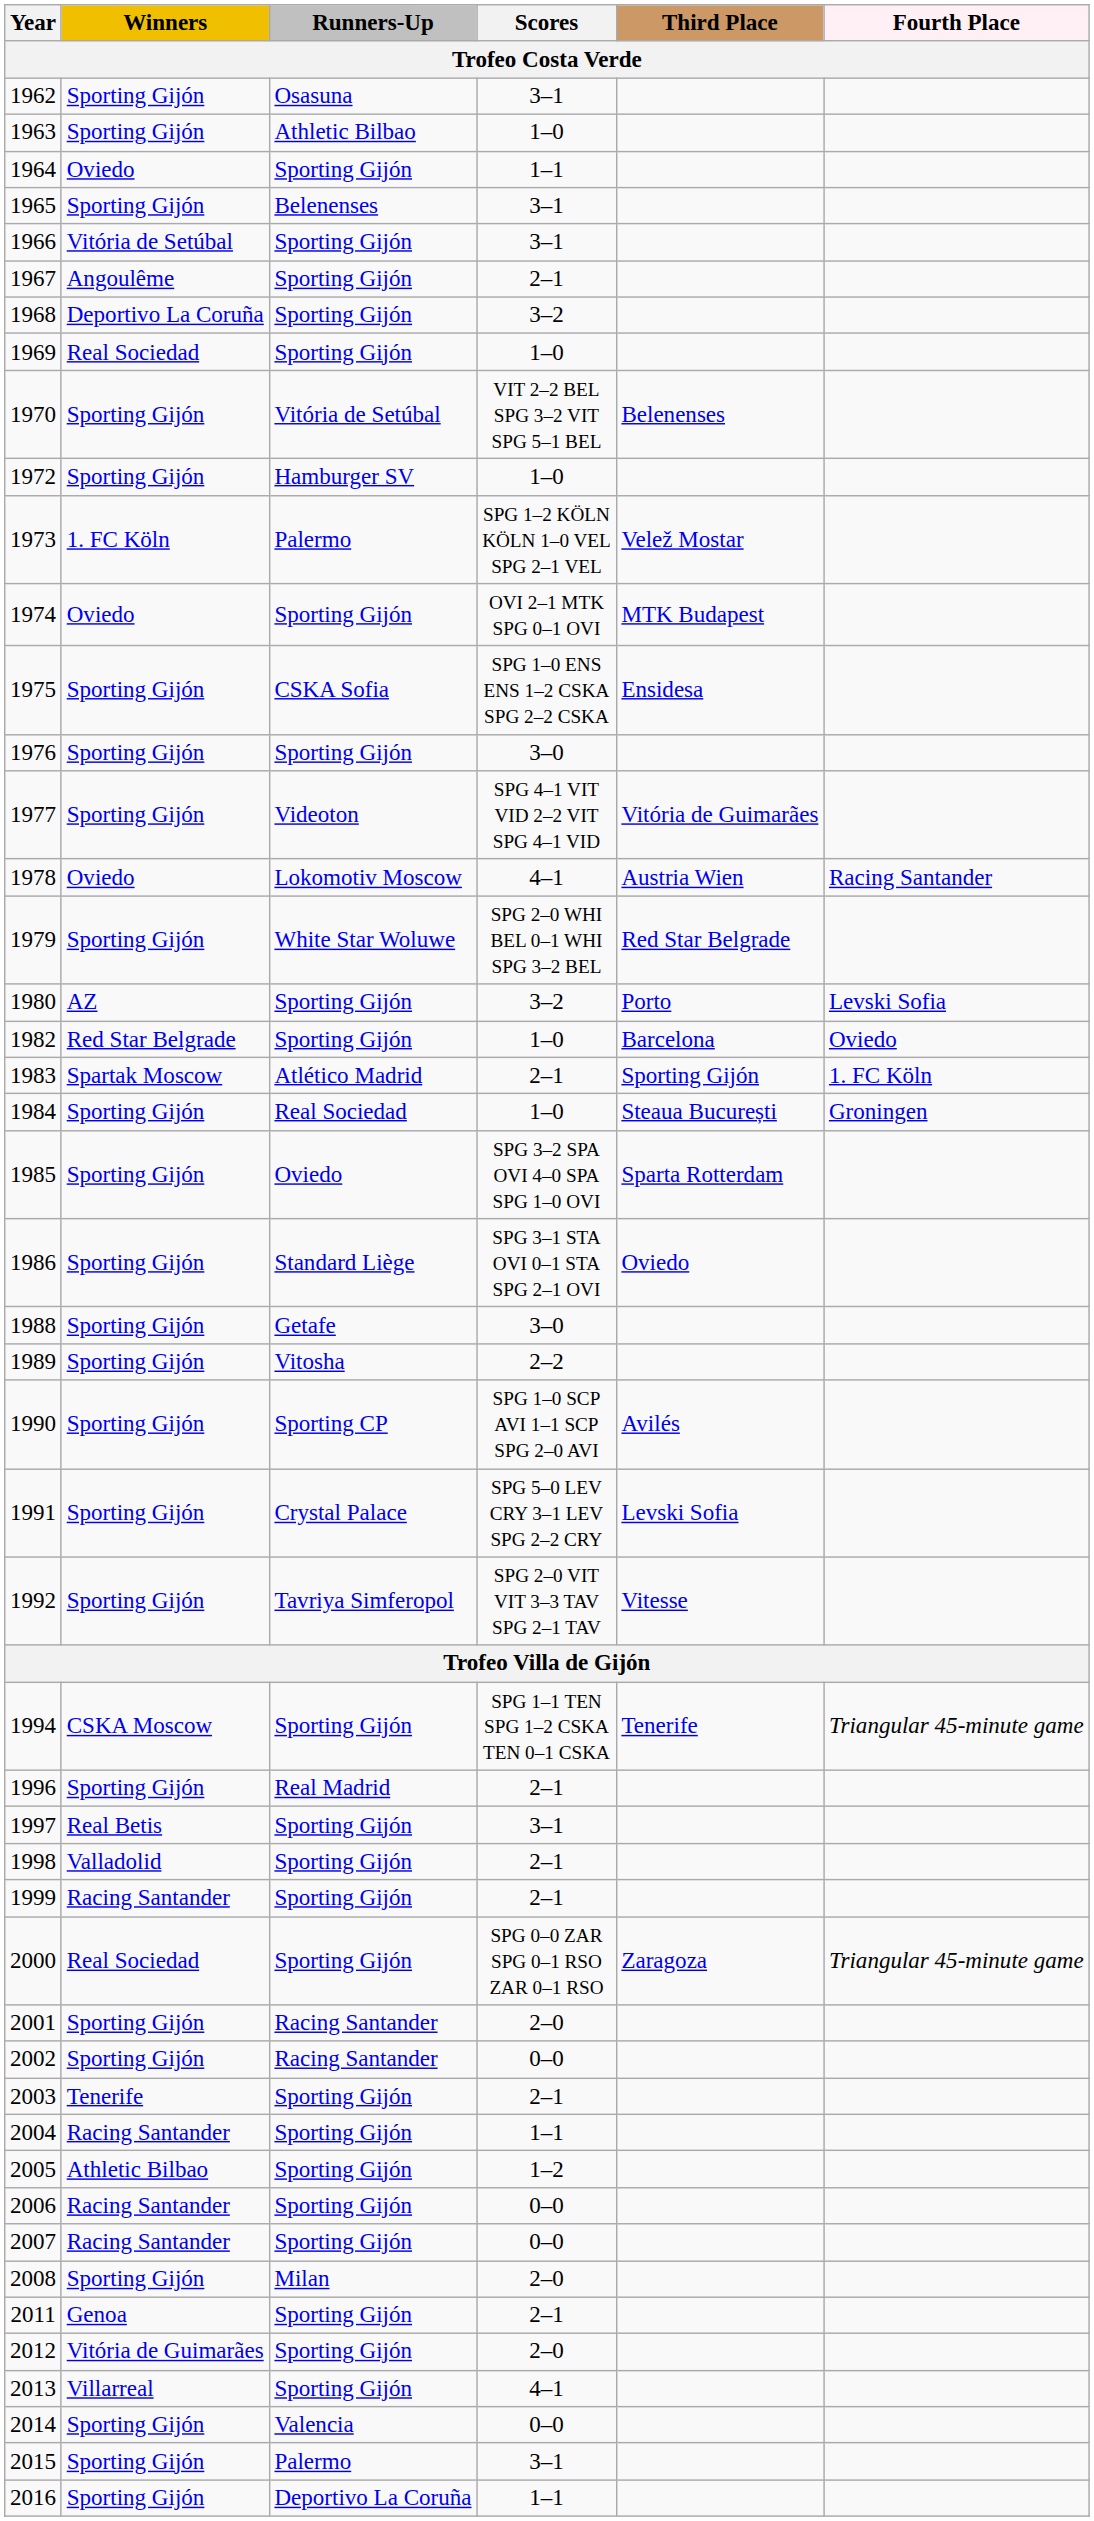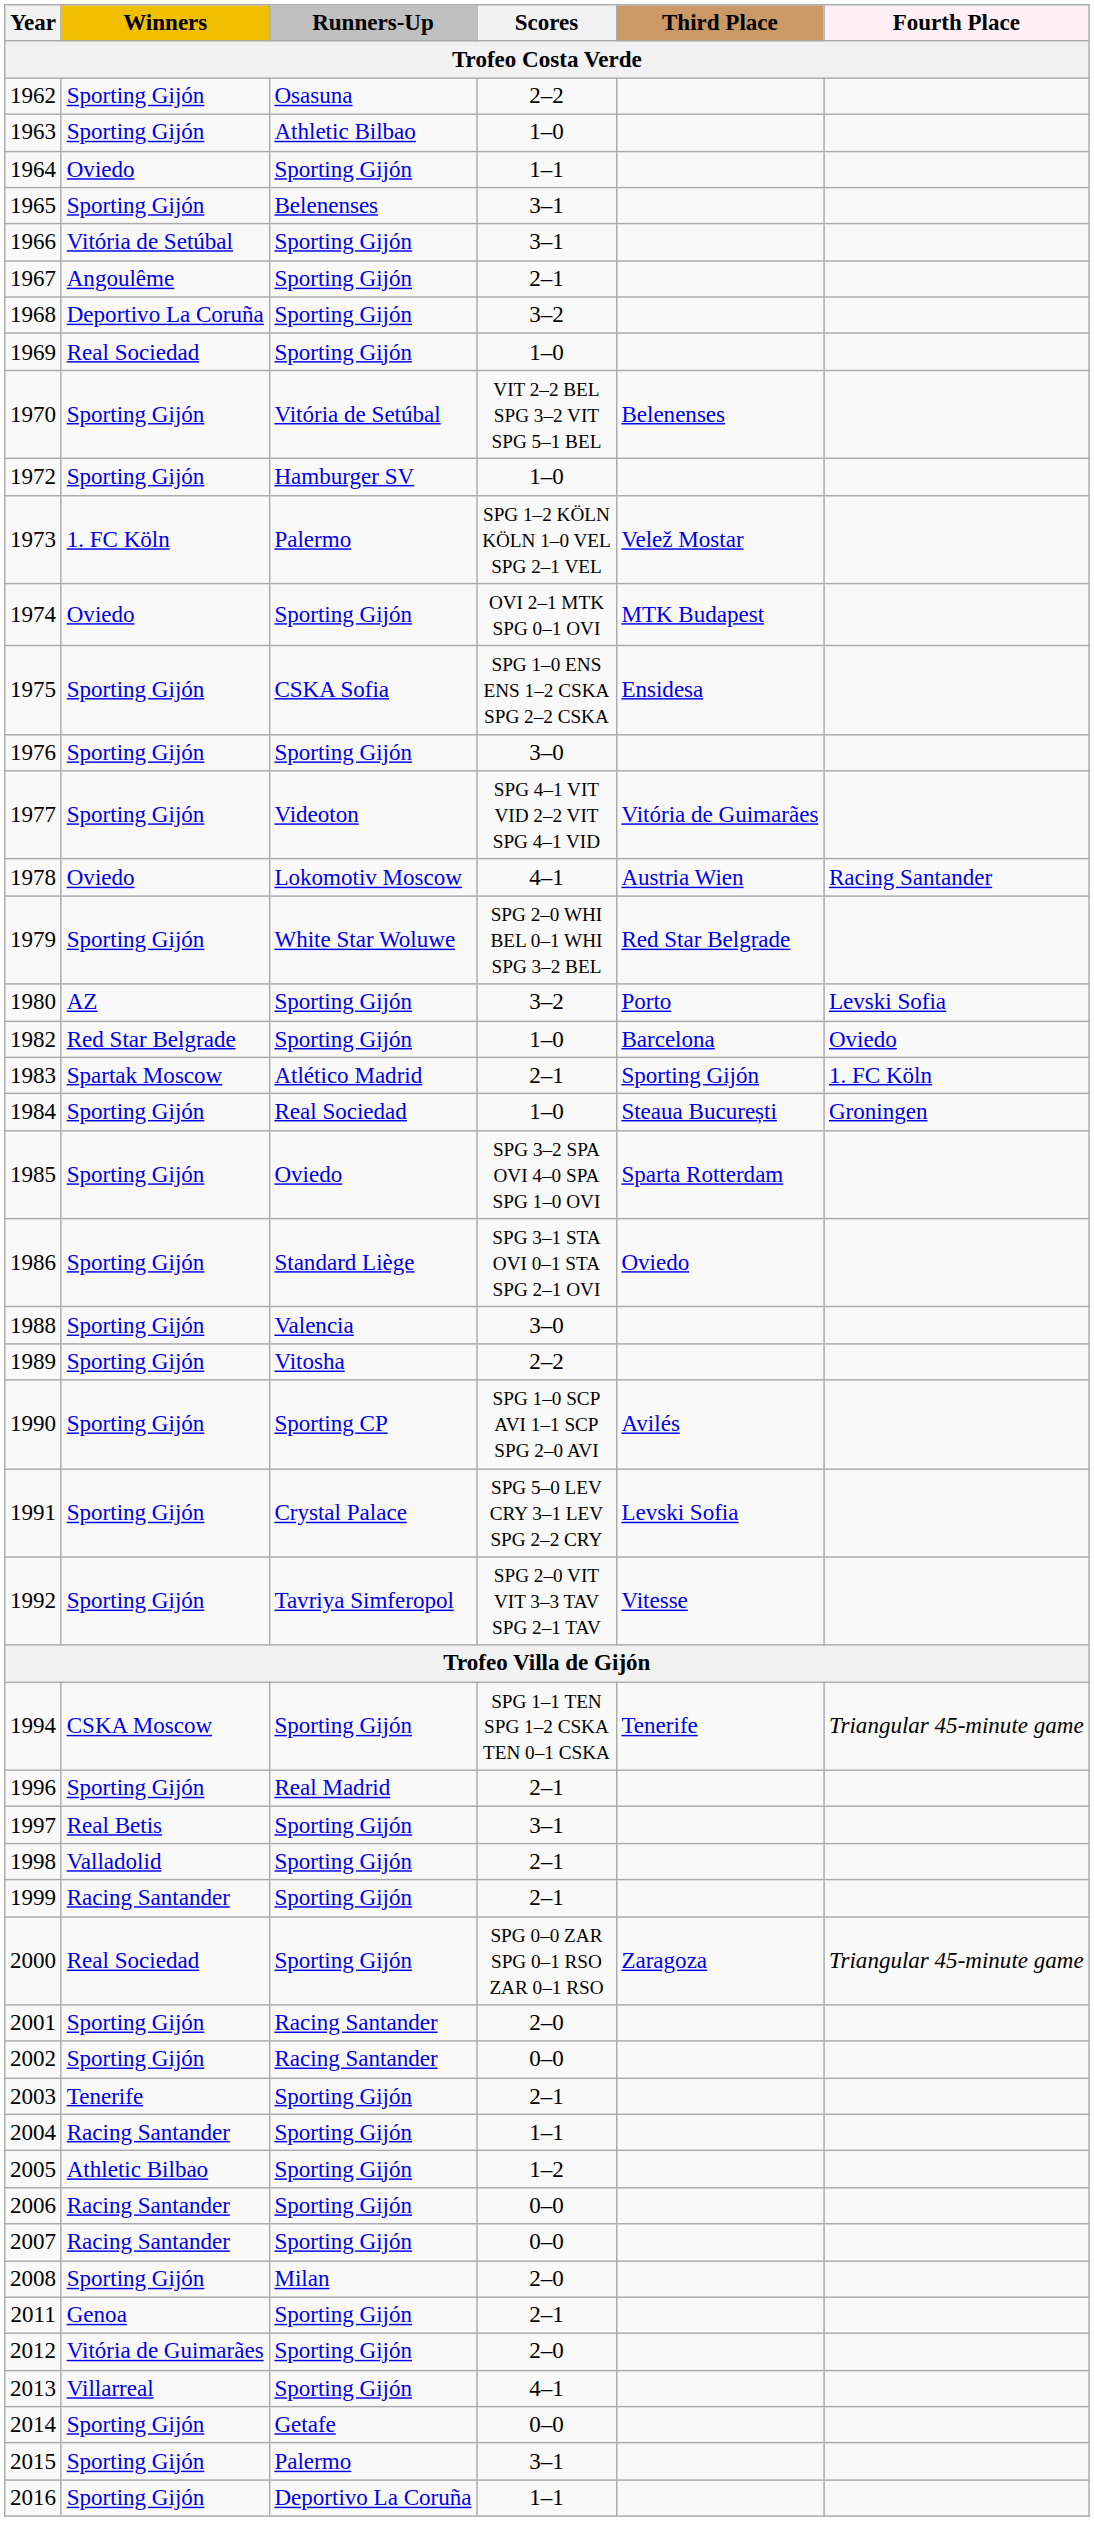(546, 95) 3–1 -> (546, 95) 2–2
(305, 1325) Getafe -> (314, 1325) Valencia
(314, 2424) Valencia -> (305, 2424) Getafe
